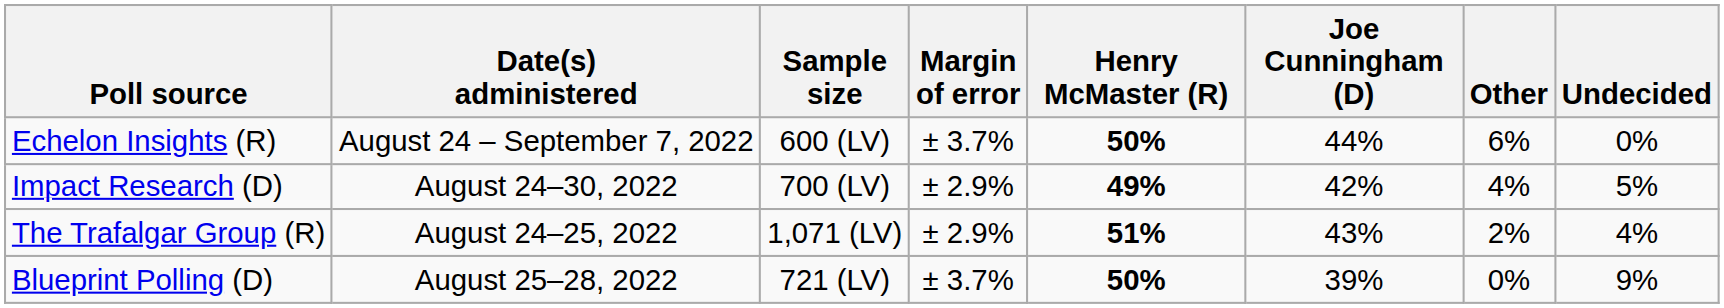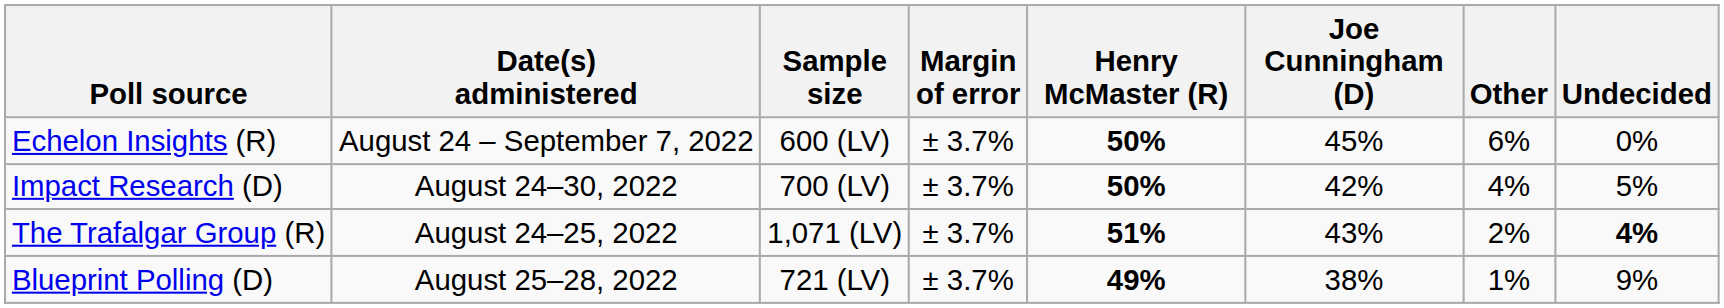(1354, 140) 44% -> (1354, 140) 45%
(968, 187) ± 2.9% -> (968, 187) ± 3.7%
(1136, 187) 49% -> (1136, 187) 50%
(968, 233) ± 2.9% -> (968, 233) ± 3.7%
(1637, 233) normal -> (1637, 233) bold
(1136, 280) 50% -> (1136, 280) 49%
(1354, 280) 39% -> (1354, 280) 38%
(1509, 280) 0% -> (1509, 280) 1%
